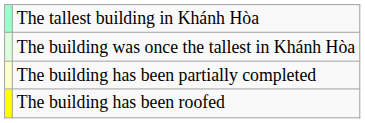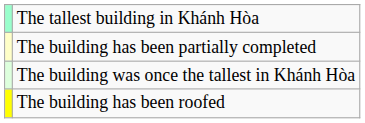rows swapped: (186, 46) <-> (167, 74)
